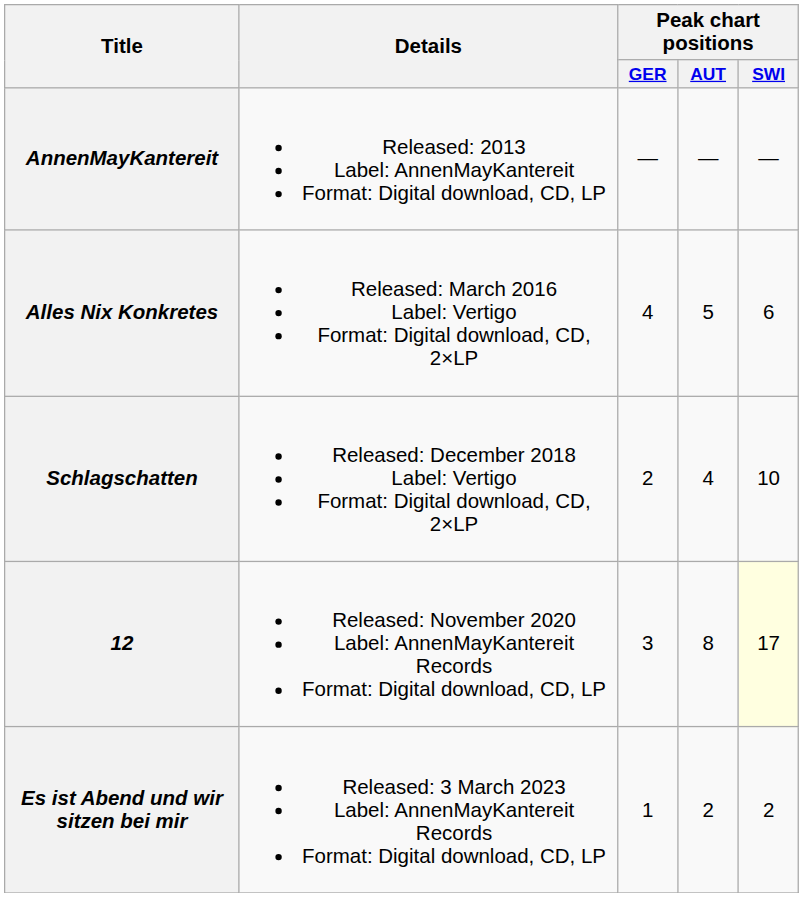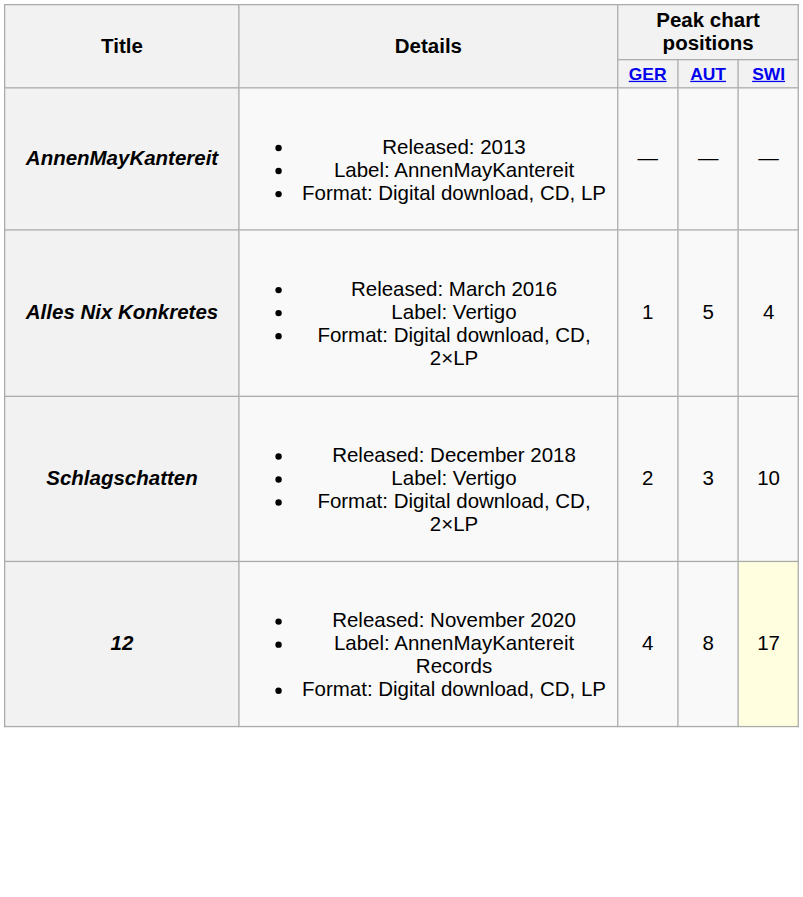(648, 312) 4 -> (648, 312) 1
(769, 312) 6 -> (769, 312) 4
(708, 478) 4 -> (708, 478) 3
(648, 644) 3 -> (648, 644) 4
- row: (122, 809)
